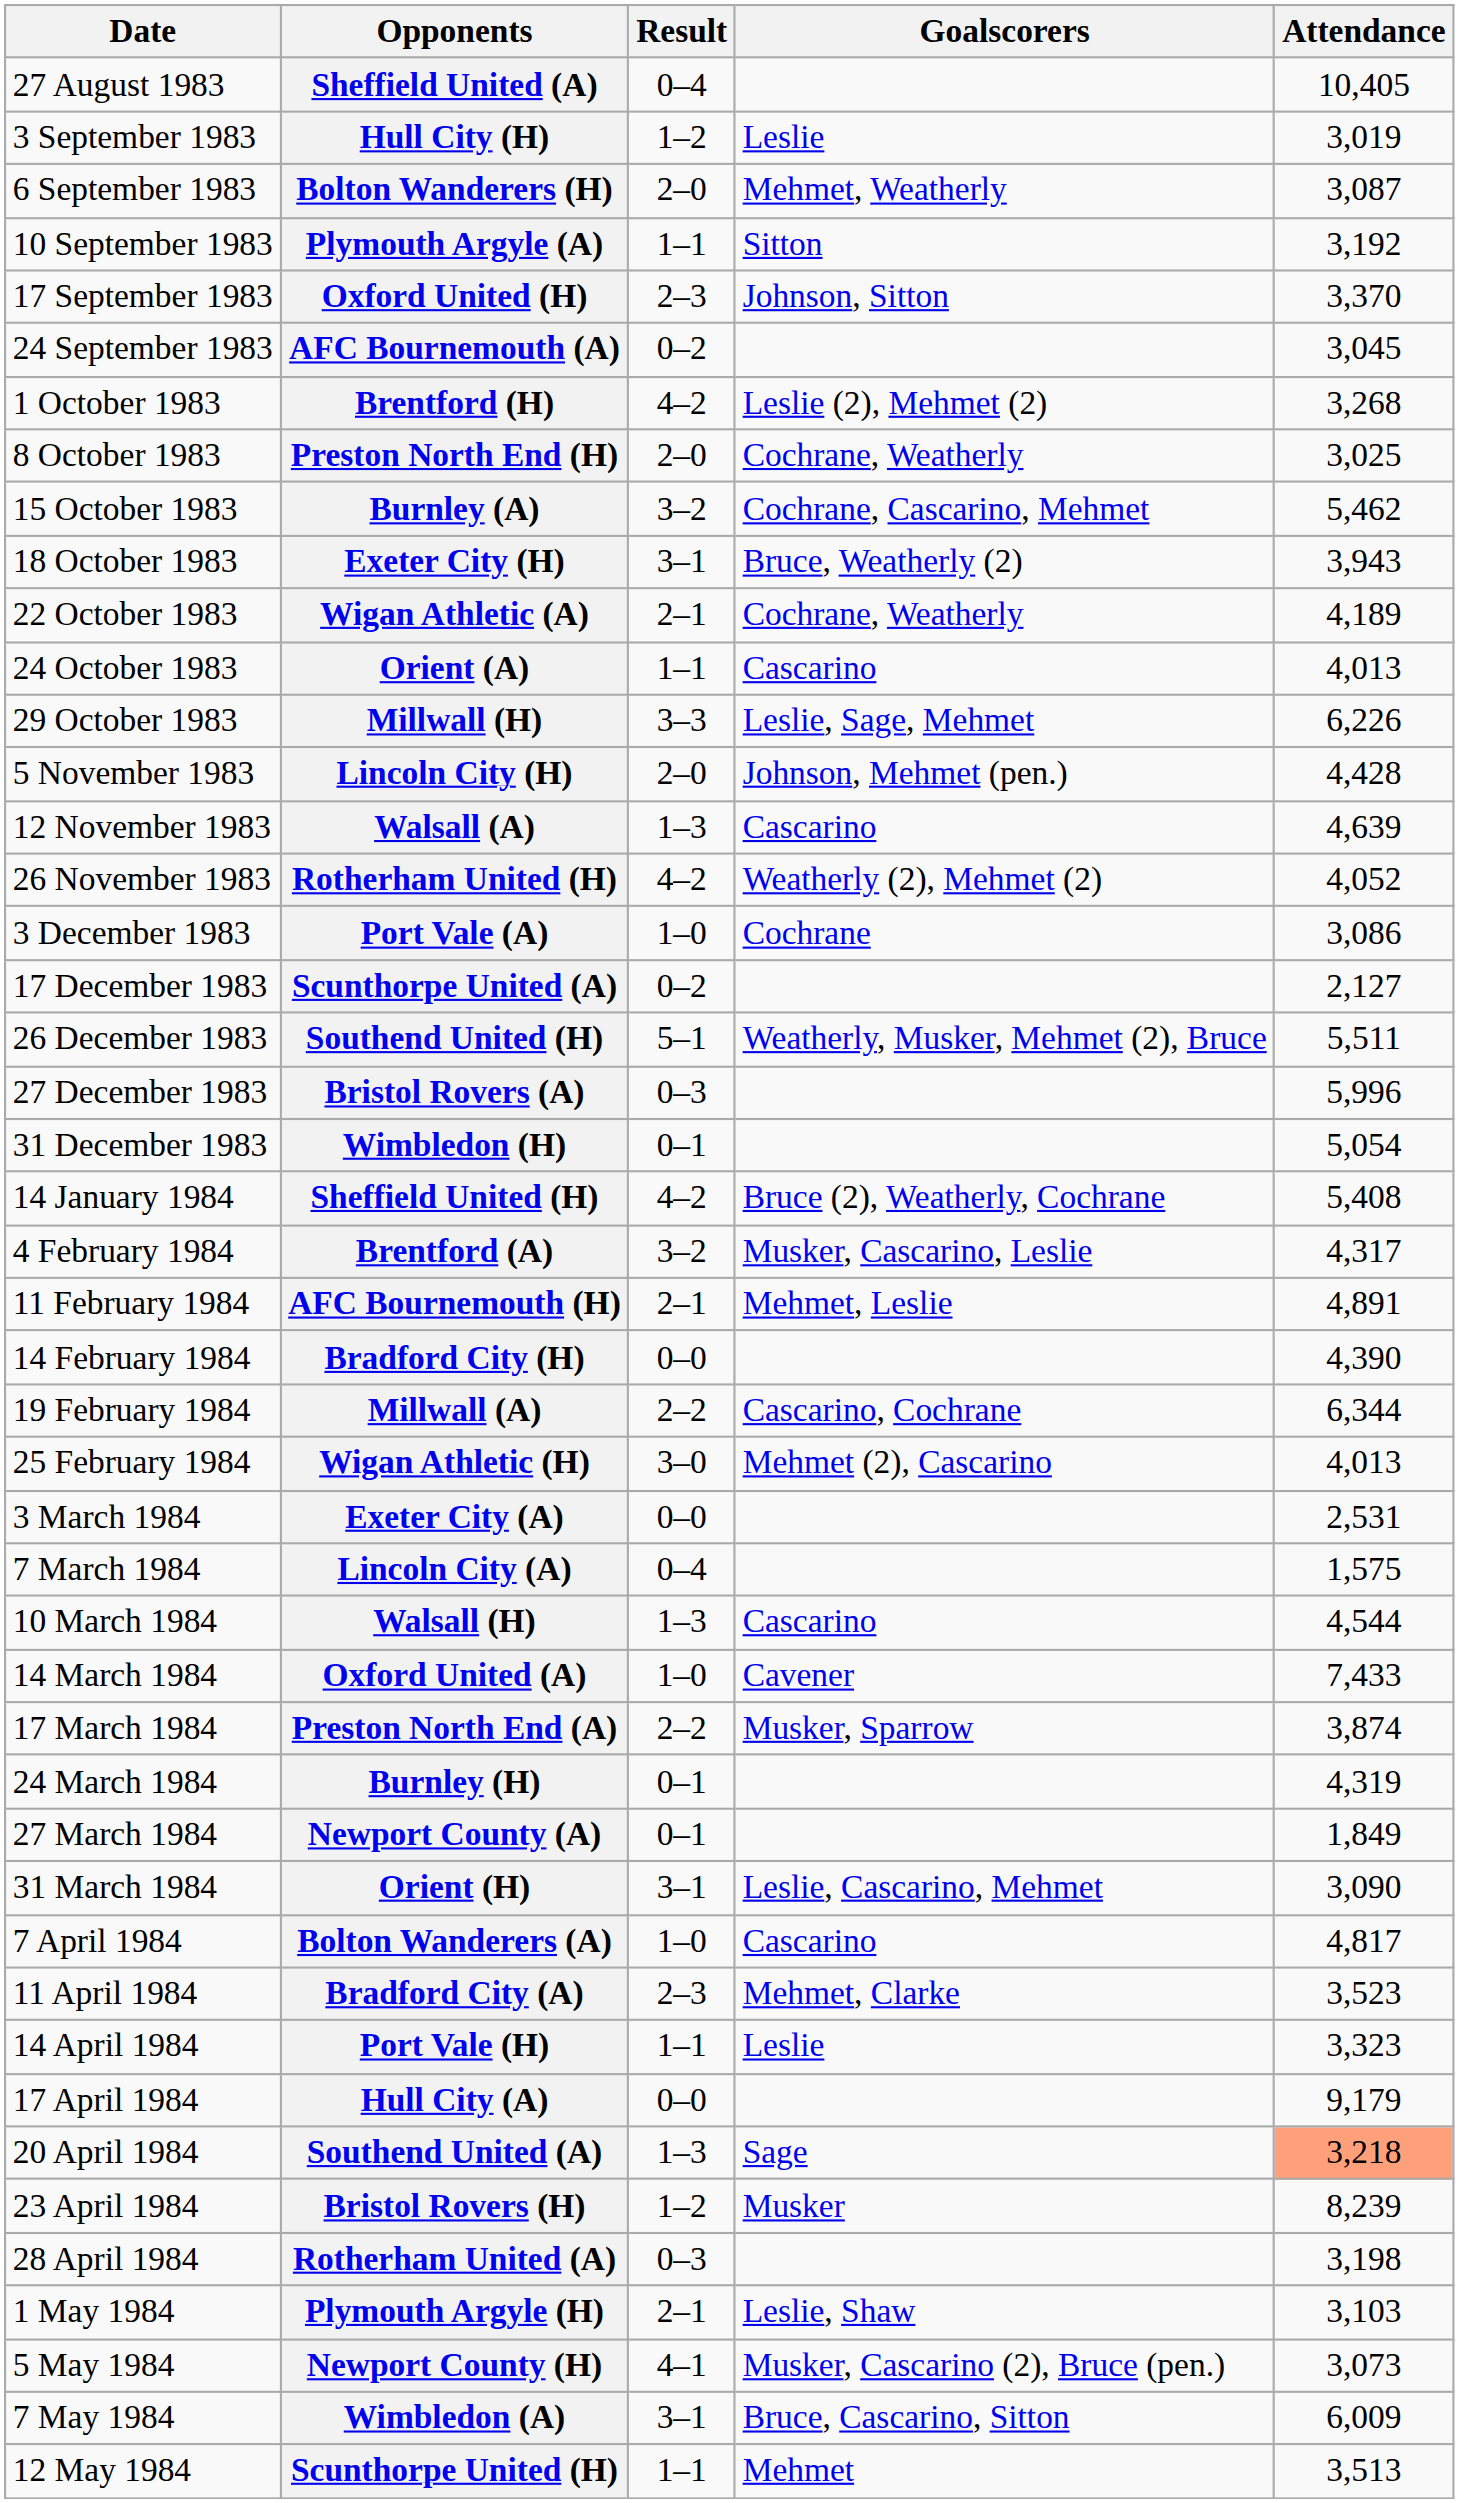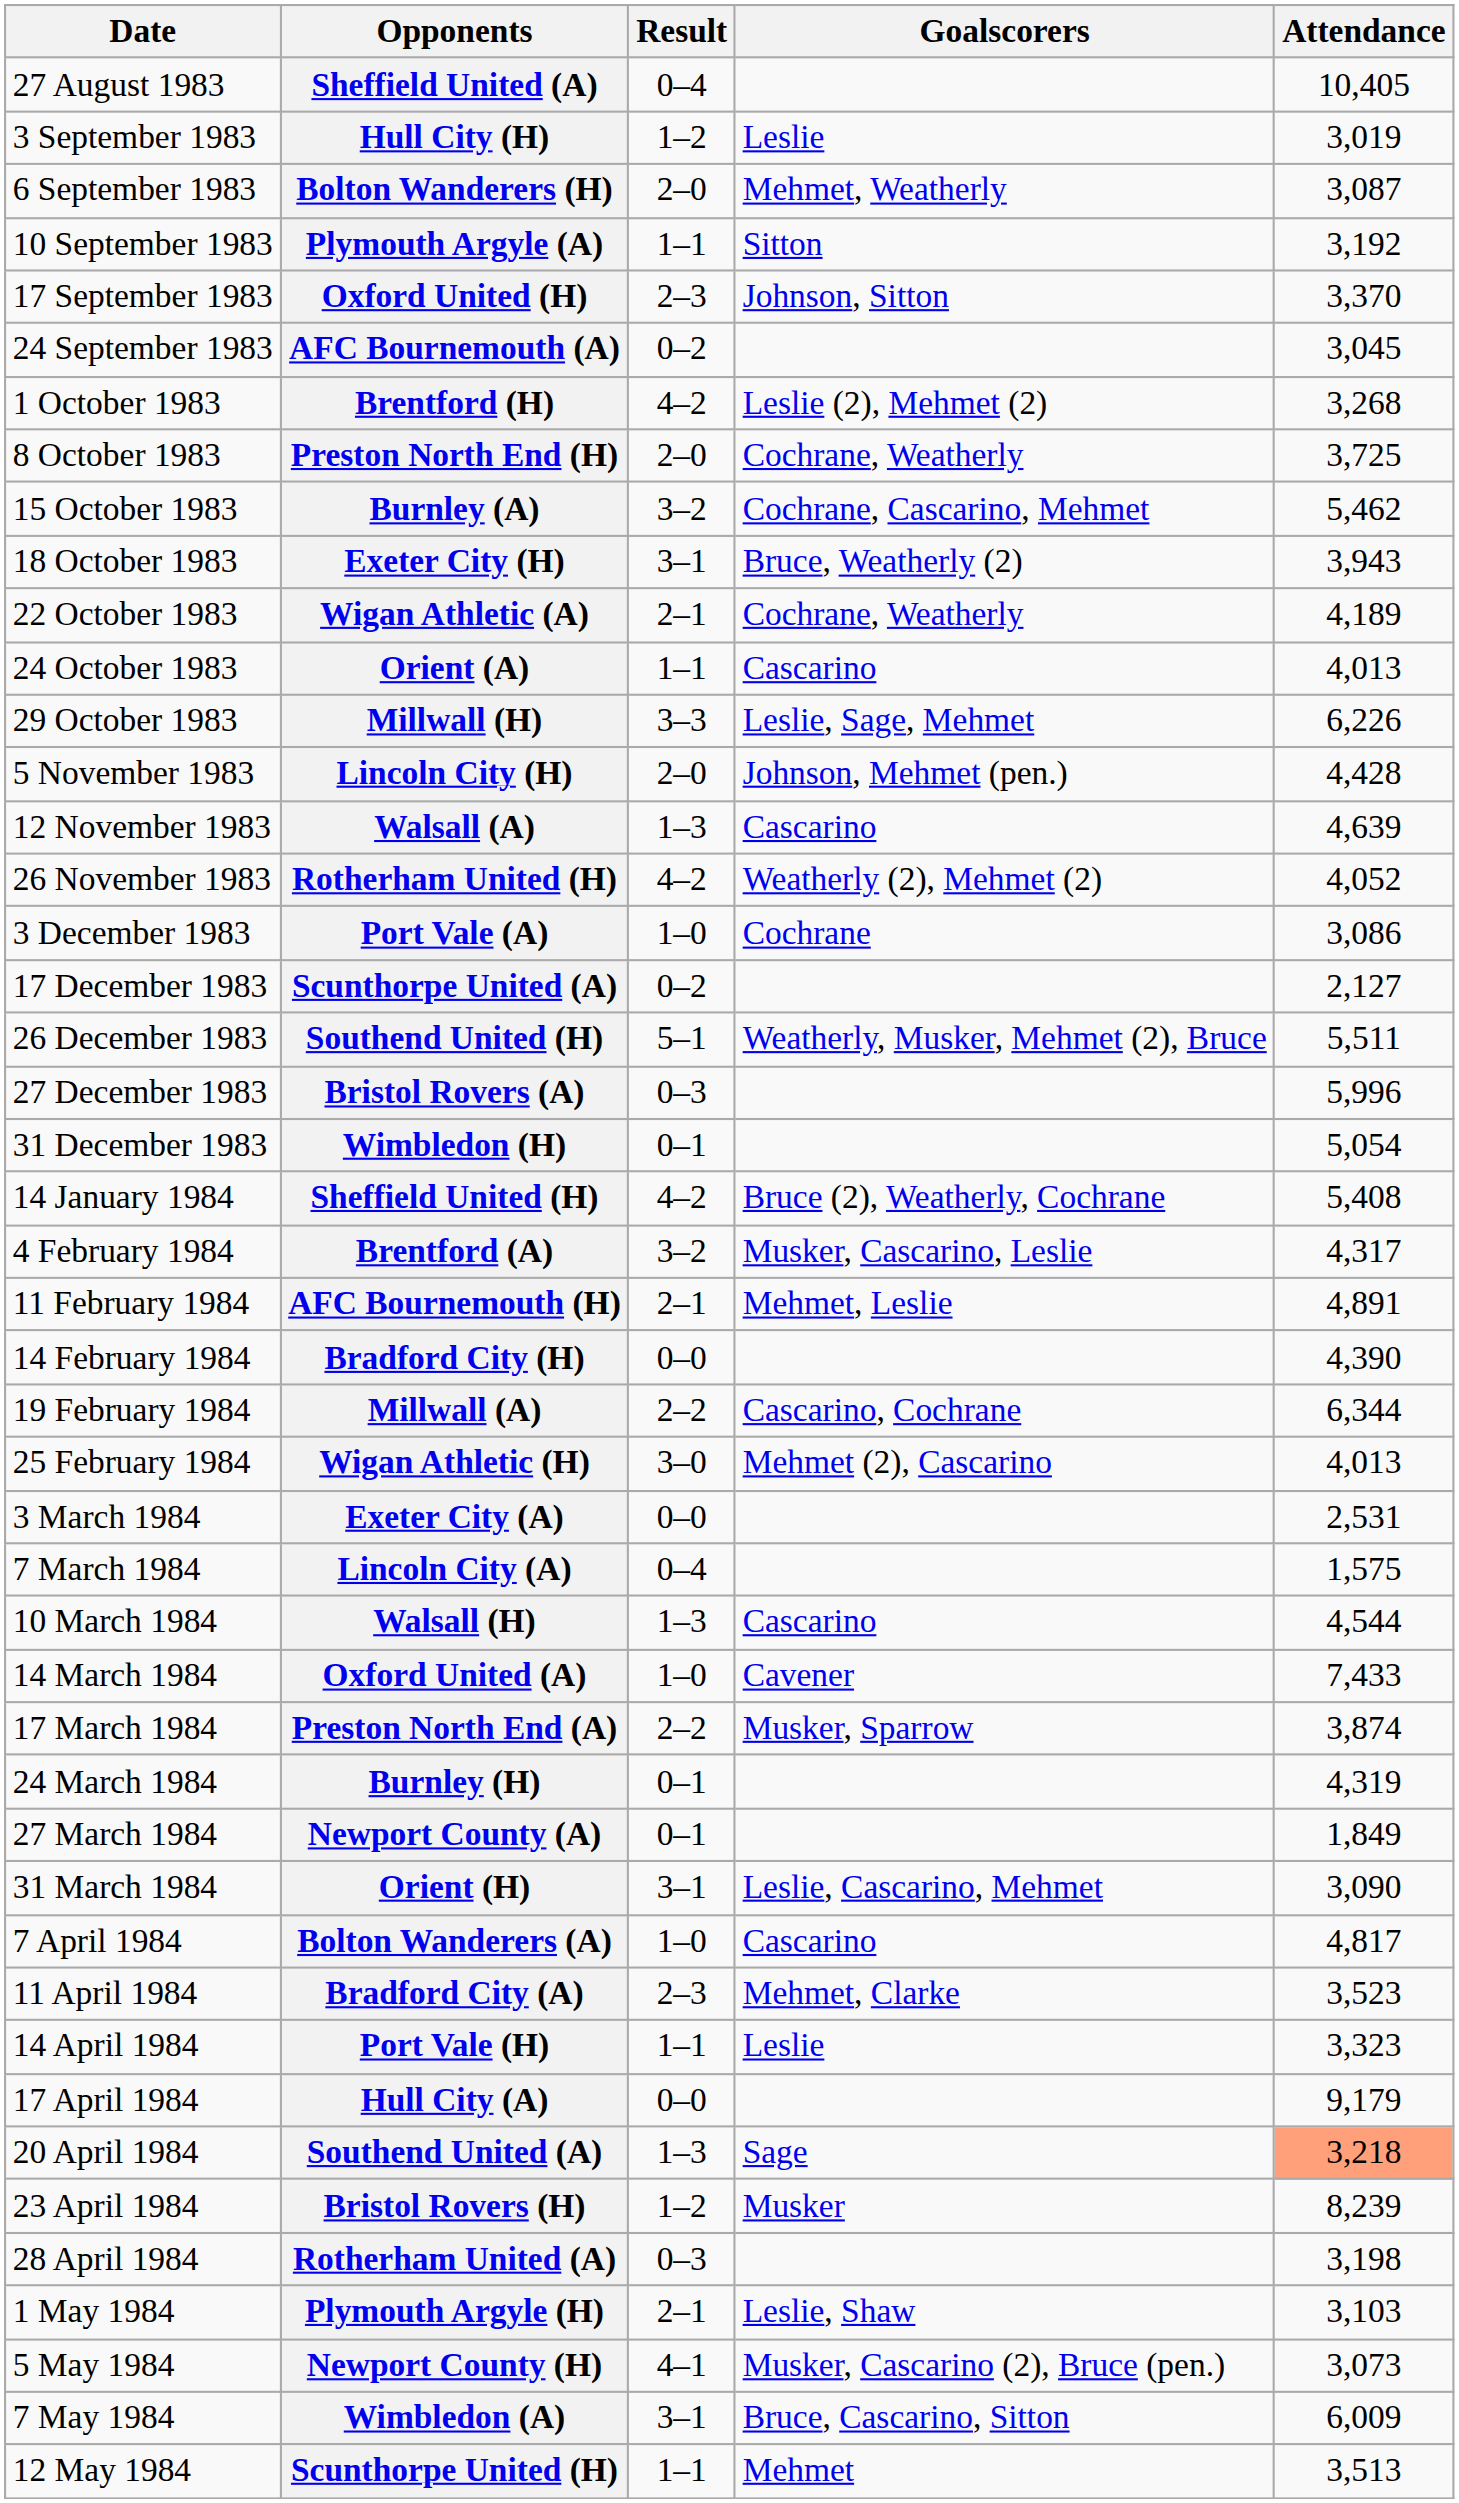(1364, 455) 3,025 -> (1364, 455) 3,725
